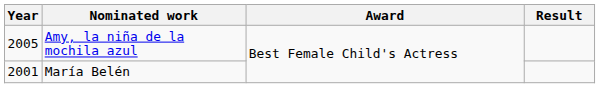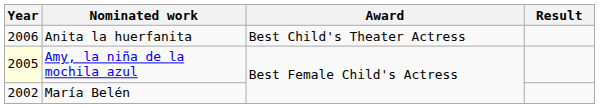+ row: (118, 36)
(23, 43) no background -> (23, 64) lightyellow background
(23, 72) 2001 -> (23, 93) 2002
